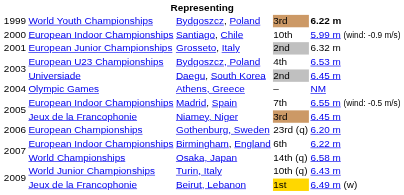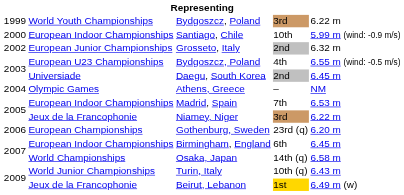(326, 21) bold -> (326, 21) normal
(15, 48) 2001 -> (15, 48) 2002
(326, 62) 6.53 m -> (355, 62) 6.55 m (wind: -0.5 m/s)
(355, 103) 6.55 m (wind: -0.5 m/s) -> (326, 103) 6.53 m
(326, 116) 6.45 m -> (326, 116) 6.22 m
(326, 144) 6.22 m -> (326, 144) 6.45 m
